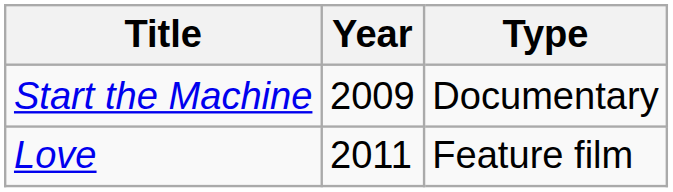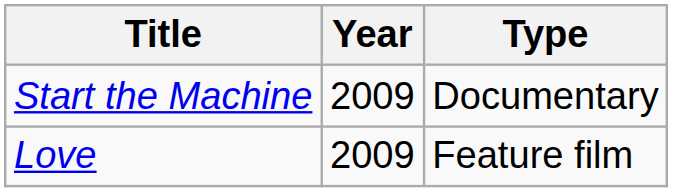(371, 155) 2011 -> (372, 155) 2009
